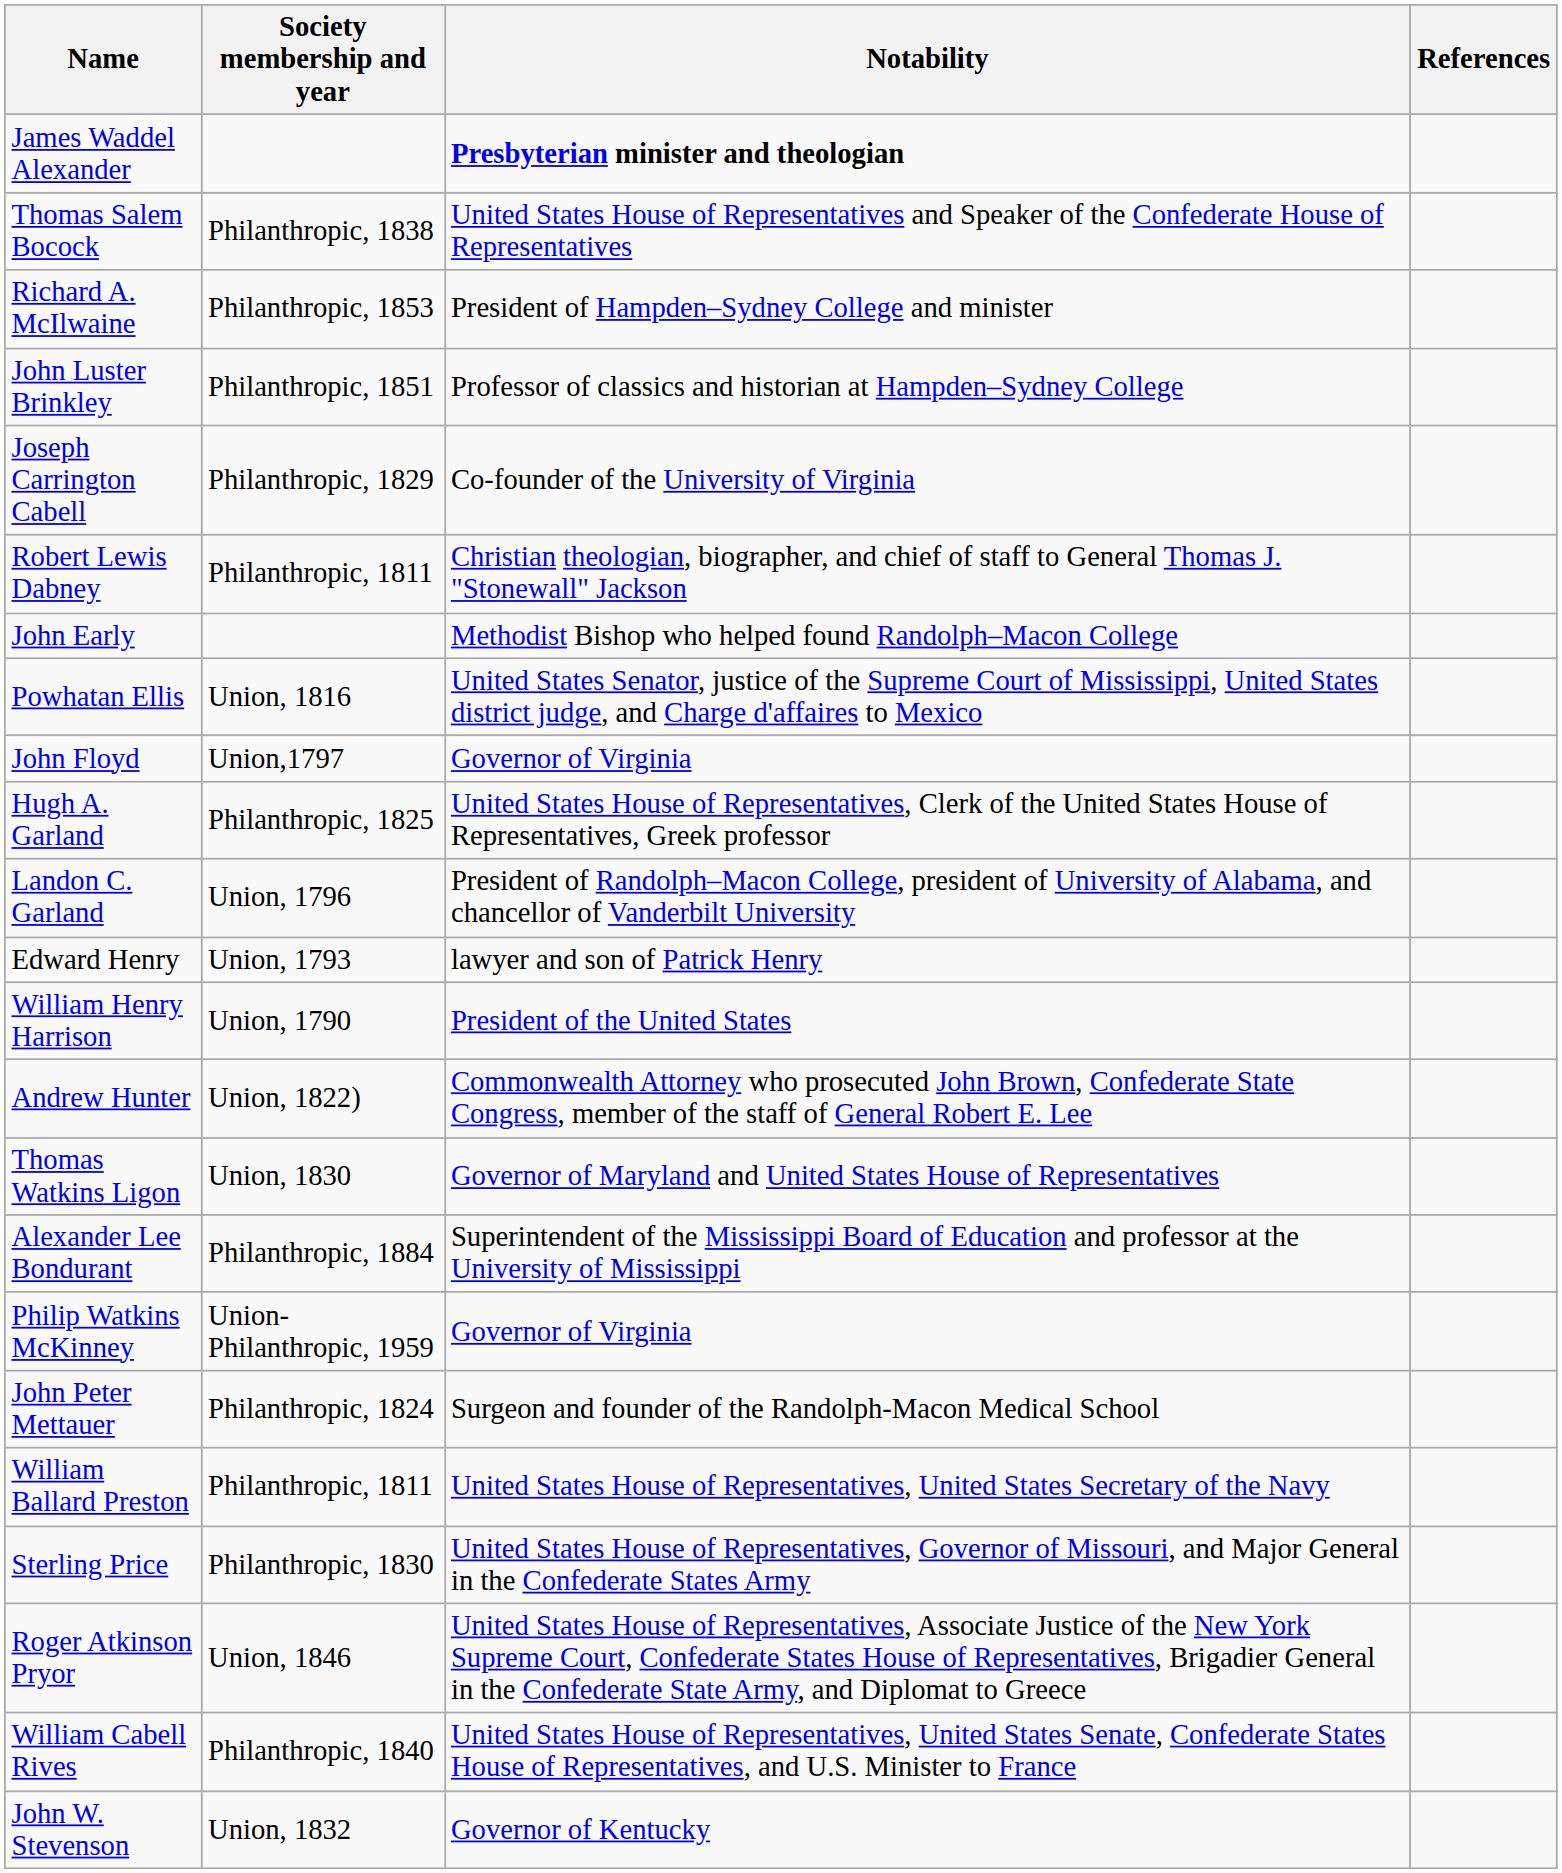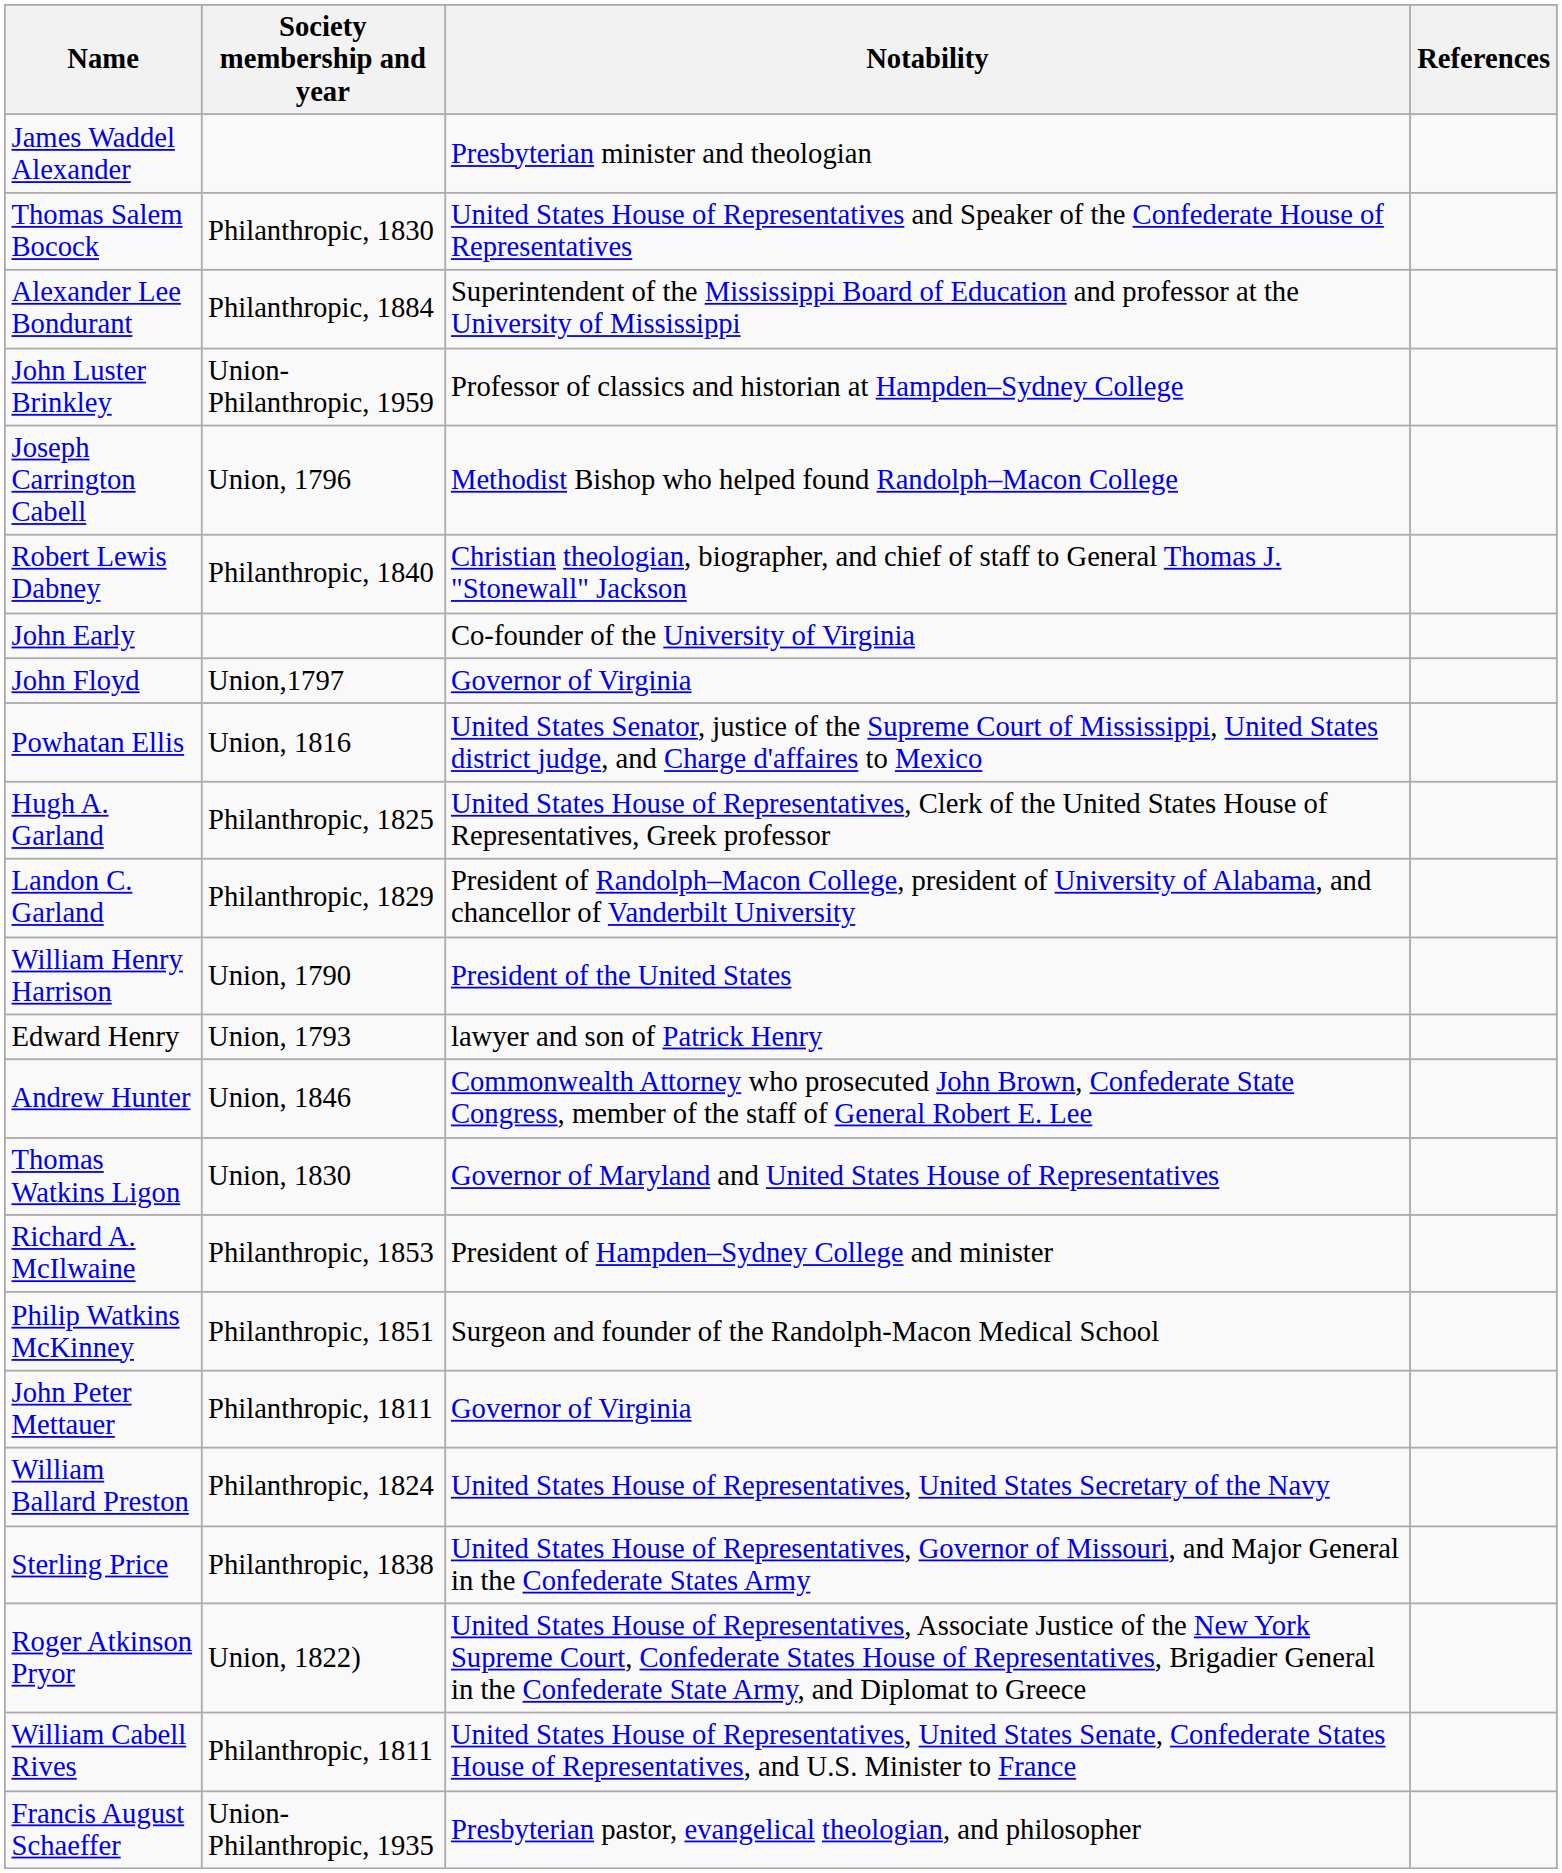(678, 153) bold -> (661, 153) normal
(321, 230) Philanthropic, 1838 -> (321, 230) Philanthropic, 1830
rows swapped: (96, 1253) <-> (74, 308)
(321, 386) Philanthropic, 1851 -> (321, 386) Union-Philanthropic, 1959
(321, 479) Philanthropic, 1829 -> (280, 479) Union, 1796
(683, 479) Co-founder of the University of Virginia -> (814, 479) Methodist Bishop who helped found Randolph–Macon College
(320, 573) Philanthropic, 1811 -> (321, 573) Philanthropic, 1840
(814, 635) Methodist Bishop who helped found Randolph–Macon College -> (683, 635) Co-founder of the University of Virginia
rows swapped: (98, 696) <-> (76, 758)
(280, 897) Union, 1796 -> (321, 897) Philanthropic, 1829
rows swapped: (97, 1020) <-> (95, 958)
(284, 1098) Union, 1822) -> (280, 1098) Union, 1846
(321, 1331) Union-Philanthropic, 1959 -> (321, 1331) Philanthropic, 1851
(571, 1331) Governor of Virginia -> (805, 1331) Surgeon and founder of the Randolph-Macon Medical School
(321, 1408) Philanthropic, 1824 -> (320, 1408) Philanthropic, 1811
(805, 1408) Surgeon and founder of the Randolph-Macon Medical School -> (571, 1408) Governor of Virginia
(320, 1486) Philanthropic, 1811 -> (321, 1486) Philanthropic, 1824
(321, 1563) Philanthropic, 1830 -> (321, 1563) Philanthropic, 1838
(280, 1657) Union, 1846 -> (284, 1657) Union, 1822)
(321, 1751) Philanthropic, 1840 -> (320, 1751) Philanthropic, 1811
+ row: (98, 1829)
- row: (70, 1829)
